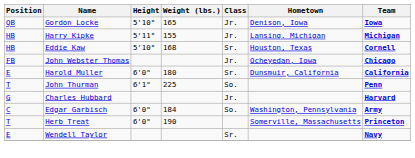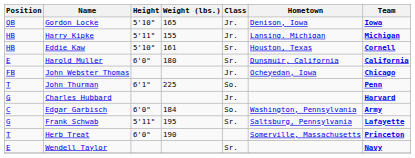(170, 47) 168 -> (170, 47) 161
rows swapped: (87, 60) <-> (74, 72)
+ row: (72, 122)
